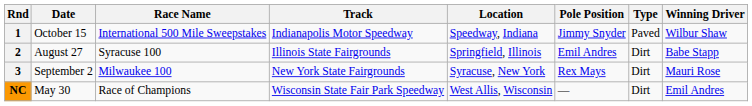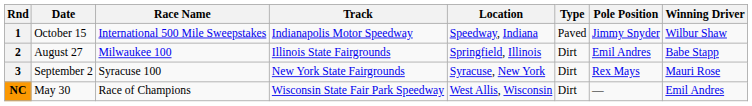columns swapped: (646, 13) <-> (592, 13)
(130, 52) Syracuse 100 -> (135, 52) Milwaukee 100
(135, 71) Milwaukee 100 -> (130, 71) Syracuse 100
